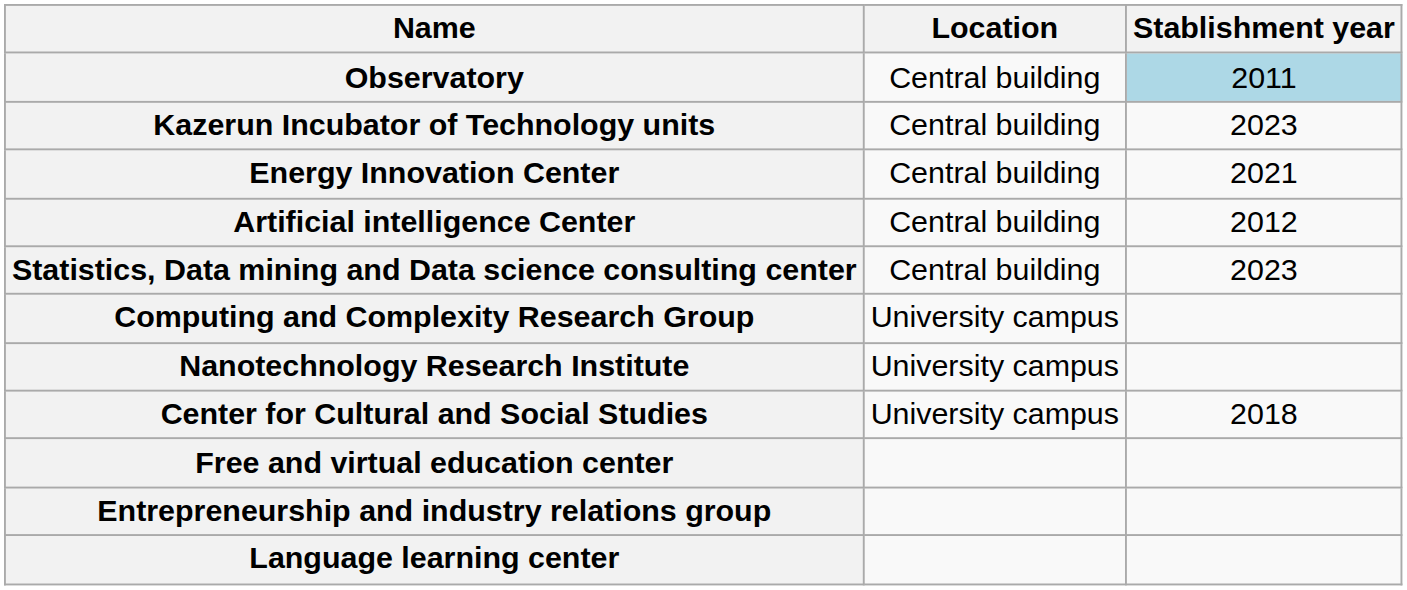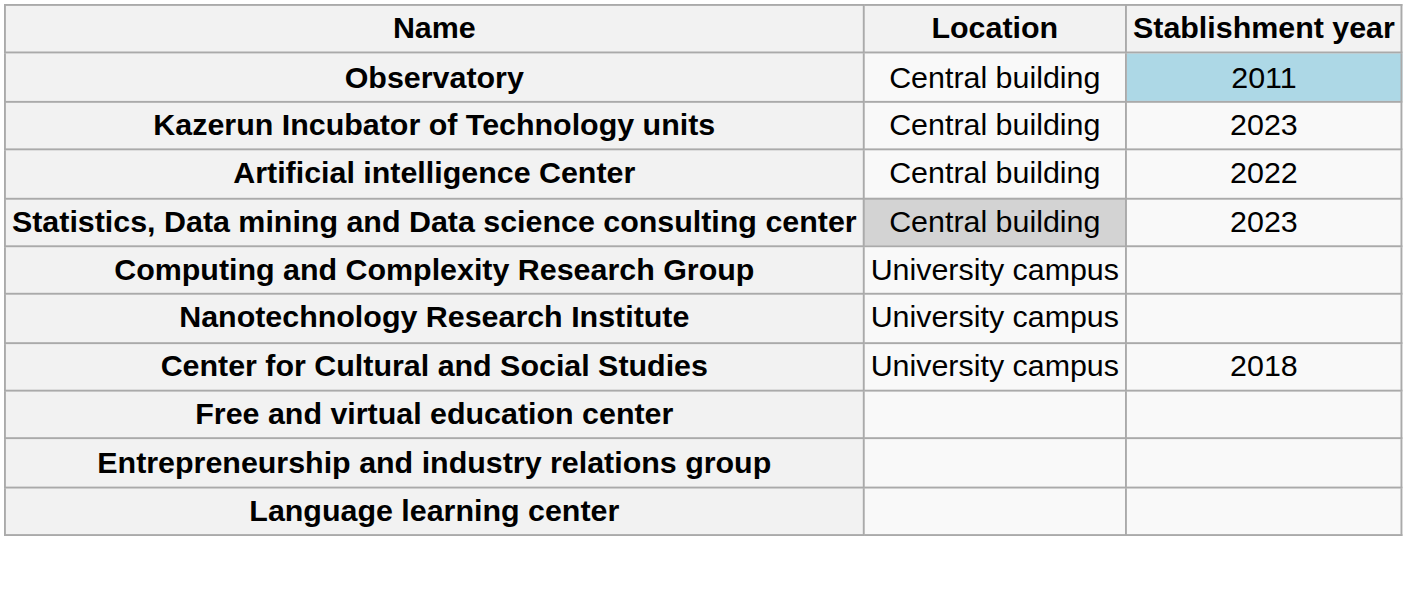- row: (434, 173)
(1264, 221) 2012 -> (1264, 173) 2022
(995, 269) no background -> (995, 221) lightgrey background
